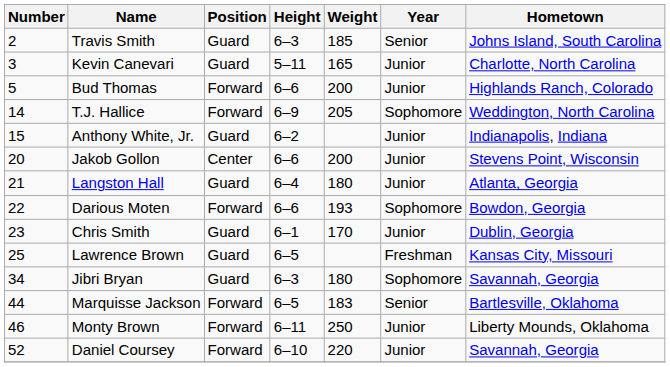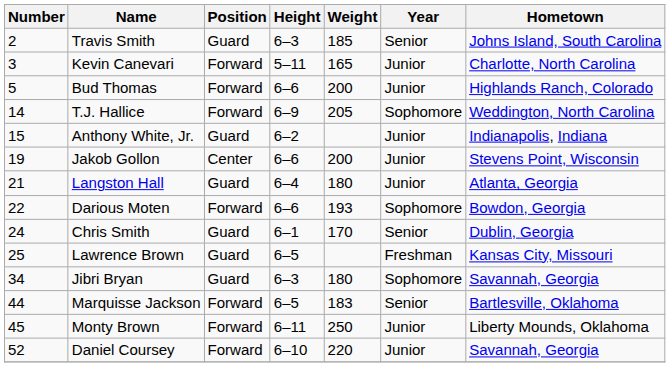(228, 64) Guard -> (235, 64) Forward
(16, 160) 20 -> (16, 160) 19
(16, 231) 23 -> (16, 231) 24
(405, 231) Junior -> (406, 231) Senior
(16, 326) 46 -> (16, 326) 45
